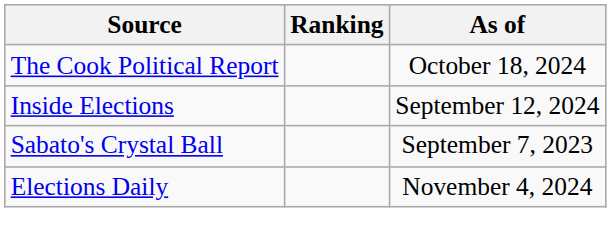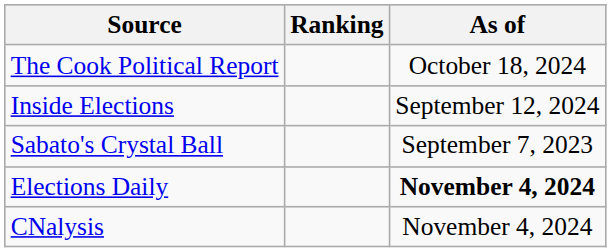(497, 186) normal -> (497, 186) bold
+ row: (57, 226)
